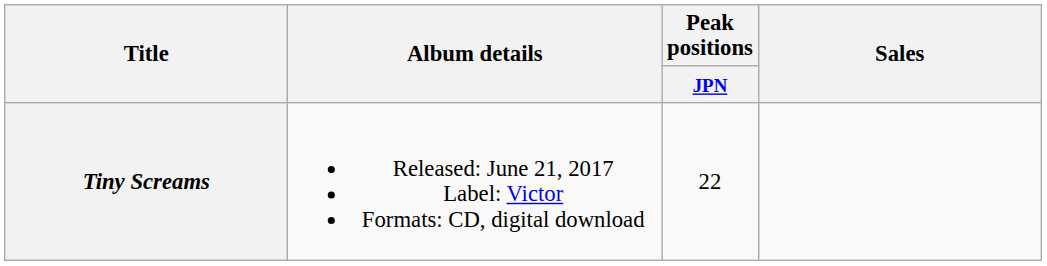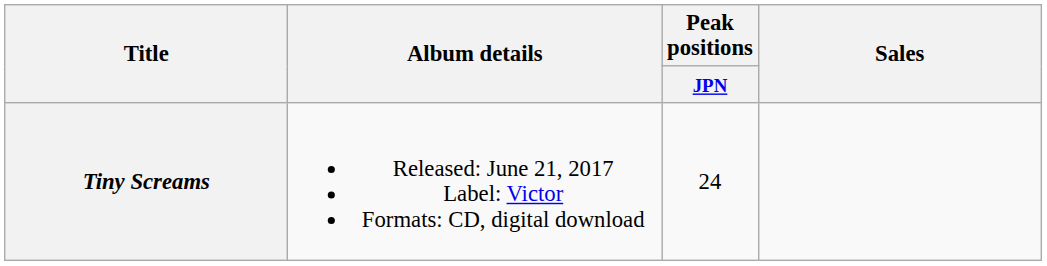(710, 181) 22 -> (710, 181) 24
